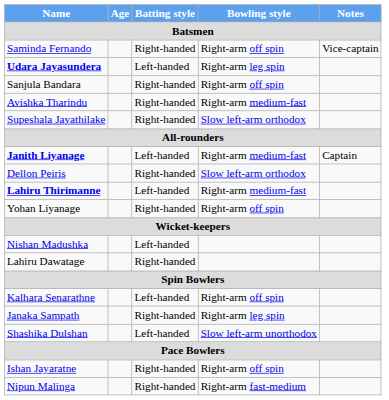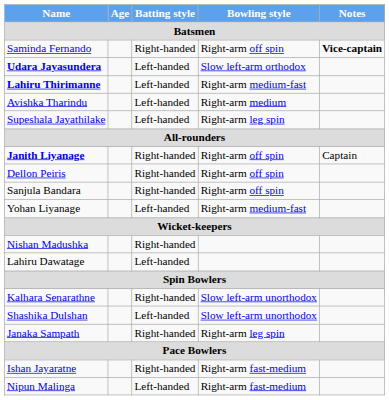(350, 48) normal -> (352, 48) bold
(243, 66) Right-arm leg spin -> (253, 66) Slow left-arm orthodox
rows swapped: (54, 191) <-> (44, 84)
(165, 102) Right-handed -> (162, 102) Left-handed
(253, 102) Right-arm medium-fast -> (243, 102) Right-arm medium
(165, 119) Right-handed -> (162, 119) Left-handed
(253, 119) Slow left-arm orthodox -> (243, 119) Right-arm leg spin
(162, 155) Left-handed -> (165, 155) Right-handed
(253, 155) Right-arm medium-fast -> (242, 155) Right-arm off spin
(253, 173) Slow left-arm orthodox -> (242, 173) Right-arm off spin
(165, 208) Right-handed -> (162, 208) Left-handed
(242, 208) Right-arm off spin -> (253, 208) Right-arm medium-fast
(162, 244) Left-handed -> (165, 244) Right-handed
(165, 262) Right-handed -> (162, 262) Left-handed
(162, 297) Left-handed -> (165, 297) Right-handed
(242, 297) Right-arm off spin -> (259, 297) Slow left-arm unorthodox
rows swapped: (47, 333) <-> (43, 315)
(242, 368) Right-arm off spin -> (253, 368) Right-arm fast-medium
(165, 386) Right-handed -> (162, 386) Left-handed
